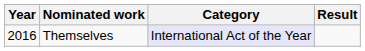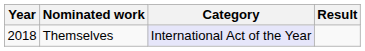(22, 35) 2016 -> (22, 35) 2018
